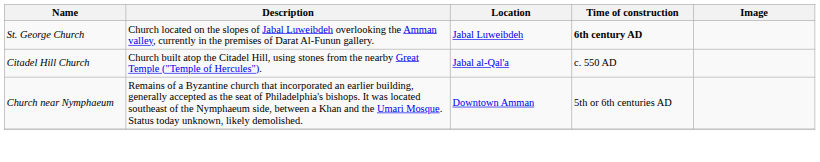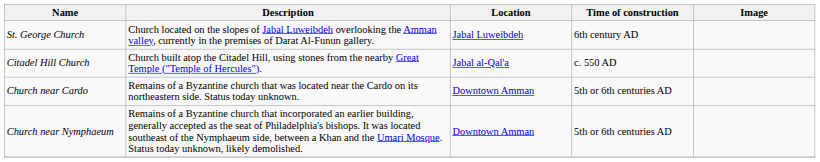(608, 35) bold -> (606, 35) normal
+ row: (47, 91)
